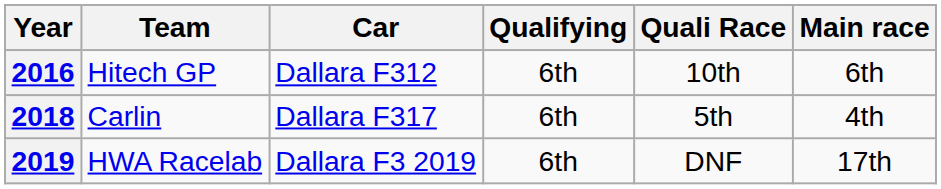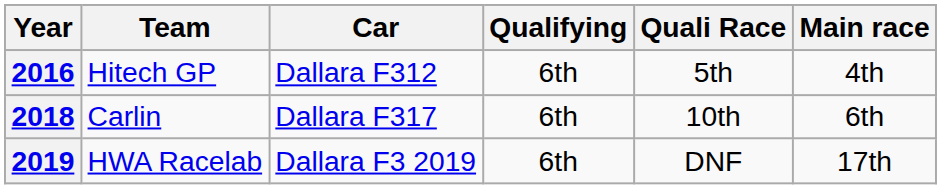(713, 72) 10th -> (713, 72) 5th
(865, 72) 6th -> (865, 72) 4th
(713, 117) 5th -> (713, 117) 10th
(865, 117) 4th -> (865, 117) 6th
